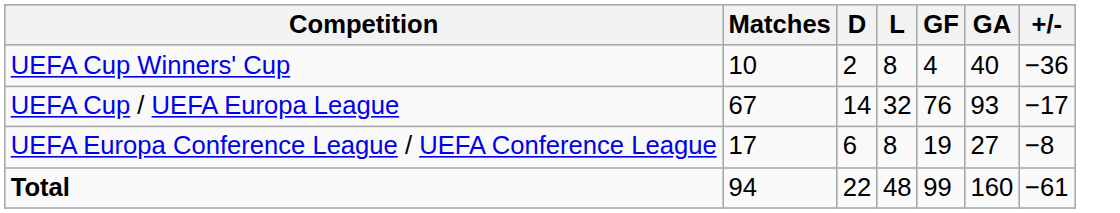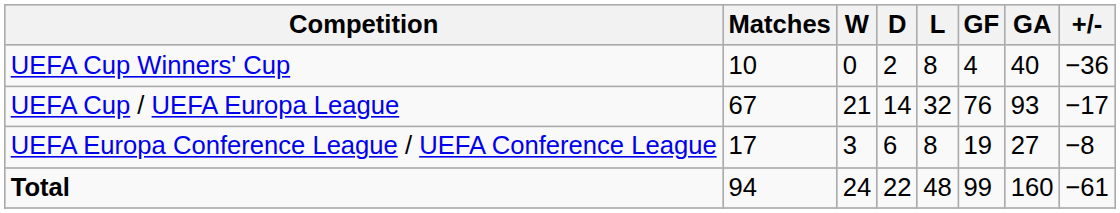+ column: (857, 24)
